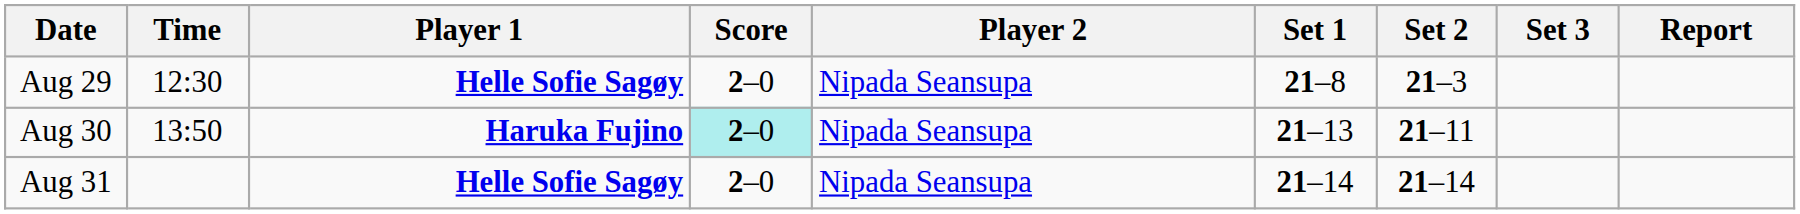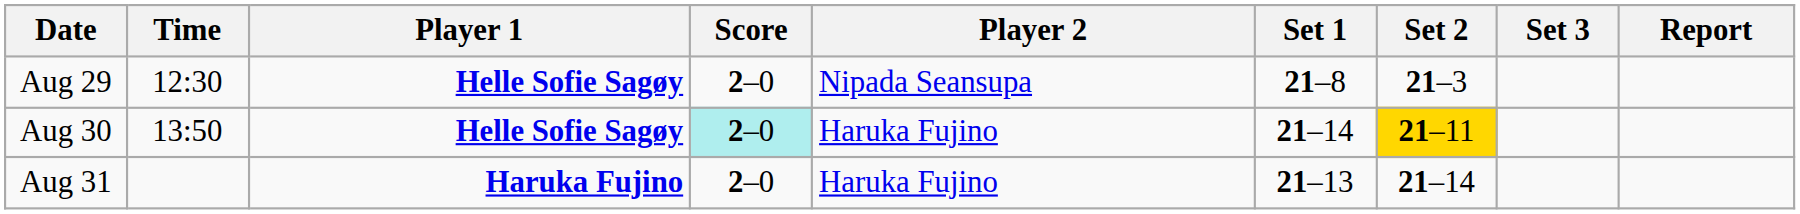(584, 131) Haruka Fujino -> (569, 131) Helle Sofie Sagøy
(926, 131) Nipada Seansupa -> (908, 131) Haruka Fujino
(1315, 131) 21–13 -> (1315, 131) 21–14
(1436, 131) no background -> (1436, 131) gold background
(569, 182) Helle Sofie Sagøy -> (584, 182) Haruka Fujino
(926, 182) Nipada Seansupa -> (908, 182) Haruka Fujino
(1315, 182) 21–14 -> (1315, 182) 21–13
